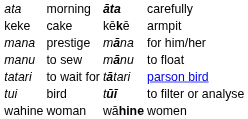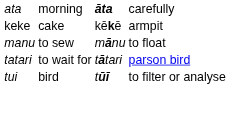- row: (20, 43)
- row: (24, 110)
